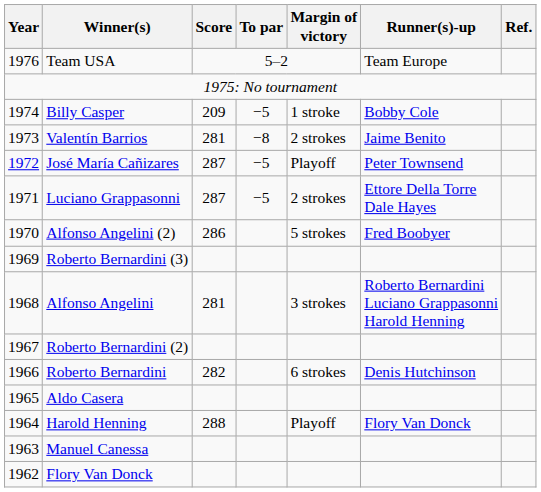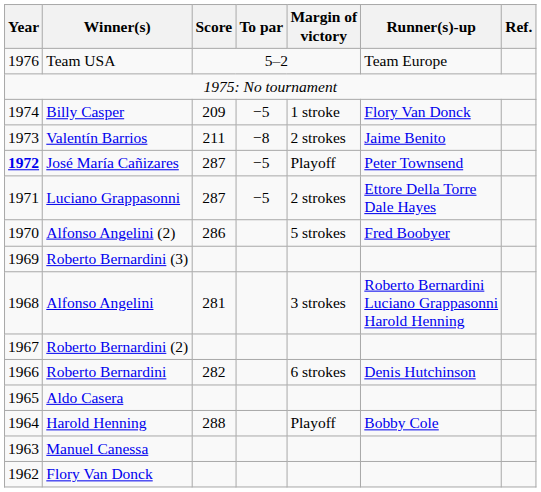(402, 112) Bobby Cole -> (418, 112) Flory Van Donck
(214, 138) 281 -> (214, 138) 211
(24, 163) normal -> (24, 163) bold
(418, 423) Flory Van Donck -> (402, 423) Bobby Cole
